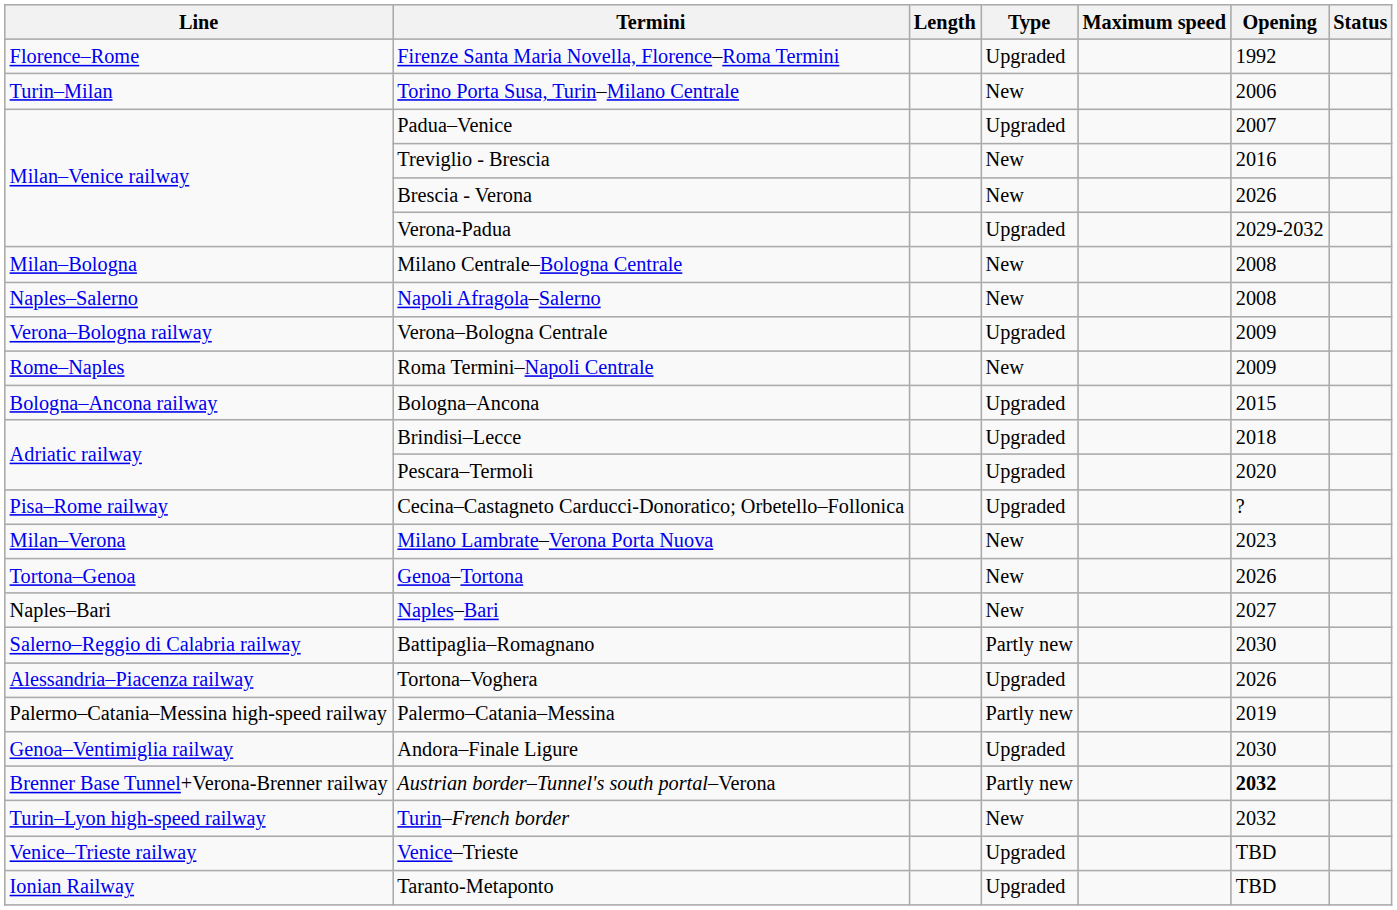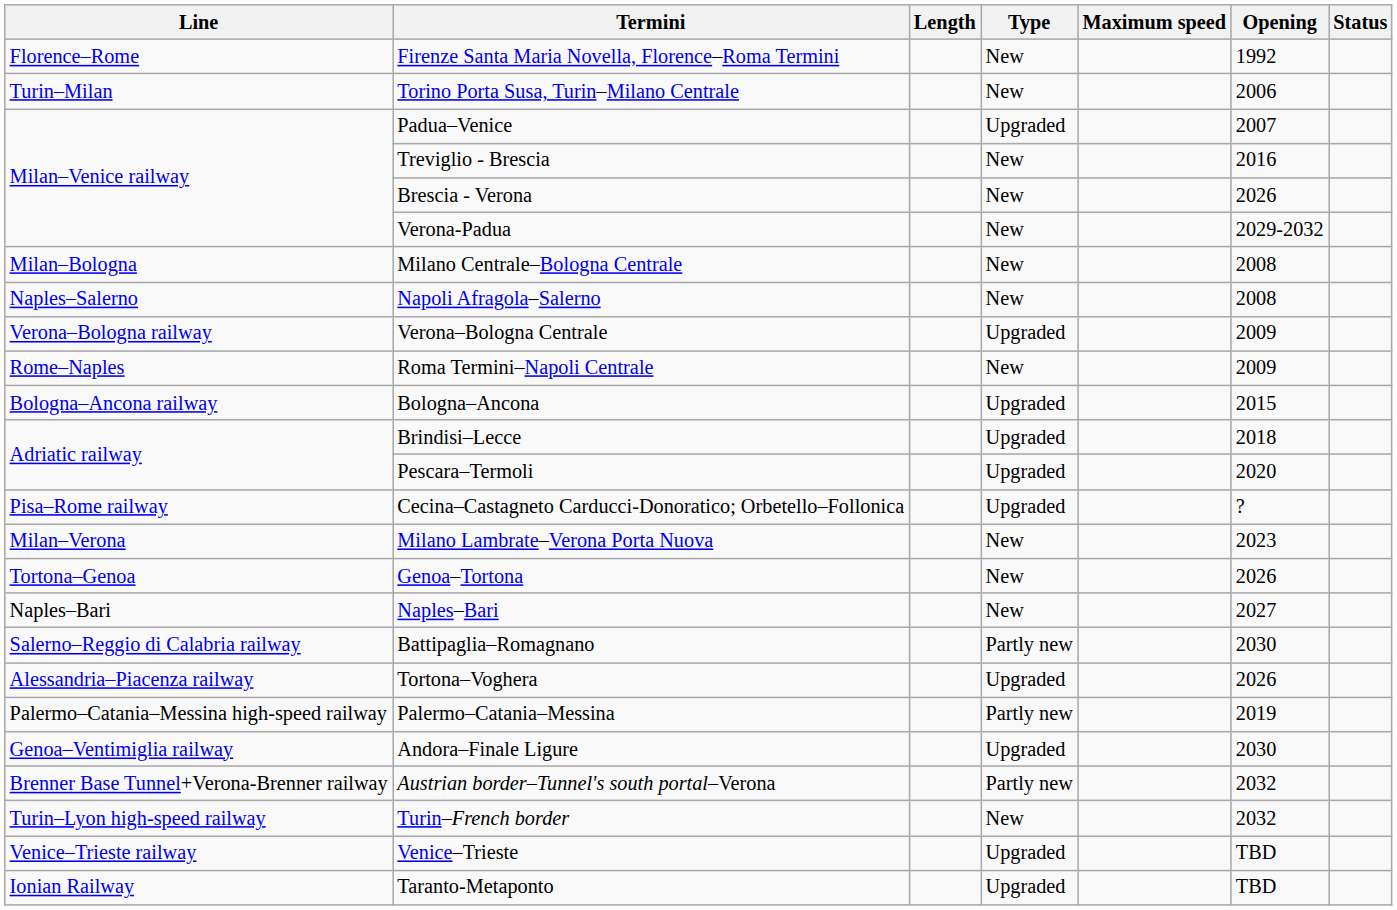(1025, 56) Upgraded -> (1005, 56) New
(1025, 229) Upgraded -> (1005, 229) New
(1256, 783) bold -> (1256, 783) normal
